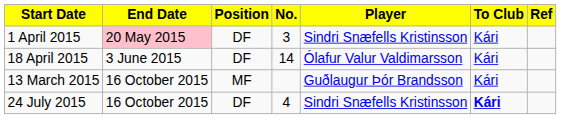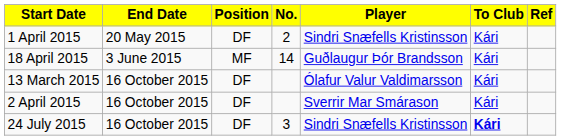(146, 37) pink background -> (146, 37) no background
(286, 37) 3 -> (286, 37) 2
(242, 59) DF -> (242, 59) MF
(383, 59) Ólafur Valur Valdimarsson -> (383, 59) Guðlaugur Þór Brandsson
(242, 80) MF -> (242, 80) DF
(383, 80) Guðlaugur Þór Brandsson -> (383, 80) Ólafur Valur Valdimarsson
+ row: (44, 102)
(286, 102) 4 -> (286, 124) 3
